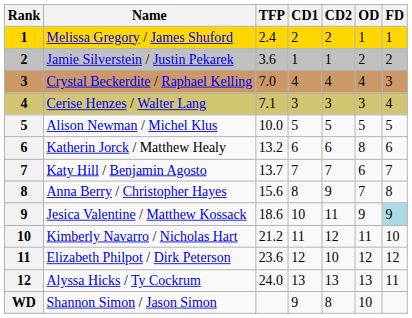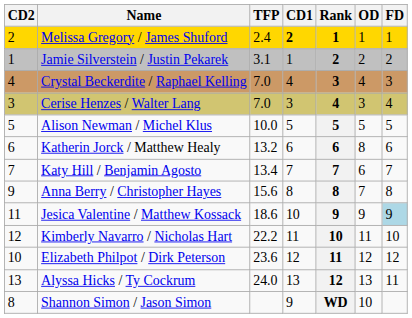columns swapped: (24, 15) <-> (338, 15)
(295, 37) normal -> (289, 37) bold
(267, 59) 3.6 -> (262, 59) 3.1
(267, 103) 7.1 -> (262, 103) 7.0
(271, 170) 13.7 -> (265, 170) 13.4
(271, 236) 21.2 -> (265, 236) 22.2
